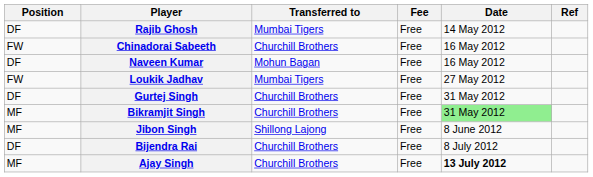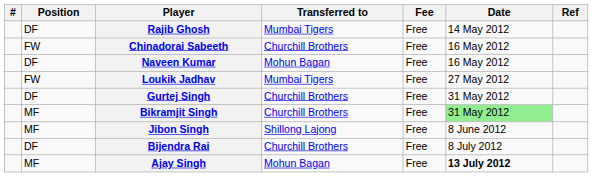+ column: (13, 12)
(296, 163) Churchill Brothers -> (297, 163) Mohun Bagan
